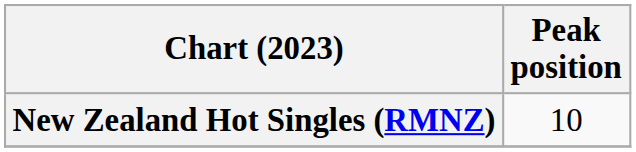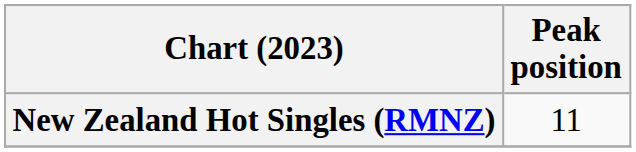(566, 119) 10 -> (566, 119) 11
